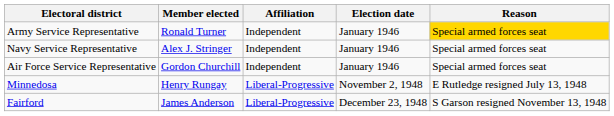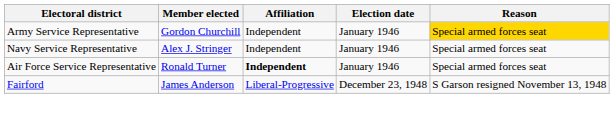(194, 31) Ronald Turner -> (201, 31) Gordon Churchill
(201, 66) Gordon Churchill -> (194, 66) Ronald Turner
(273, 66) normal -> (276, 66) bold
- row: (32, 84)
